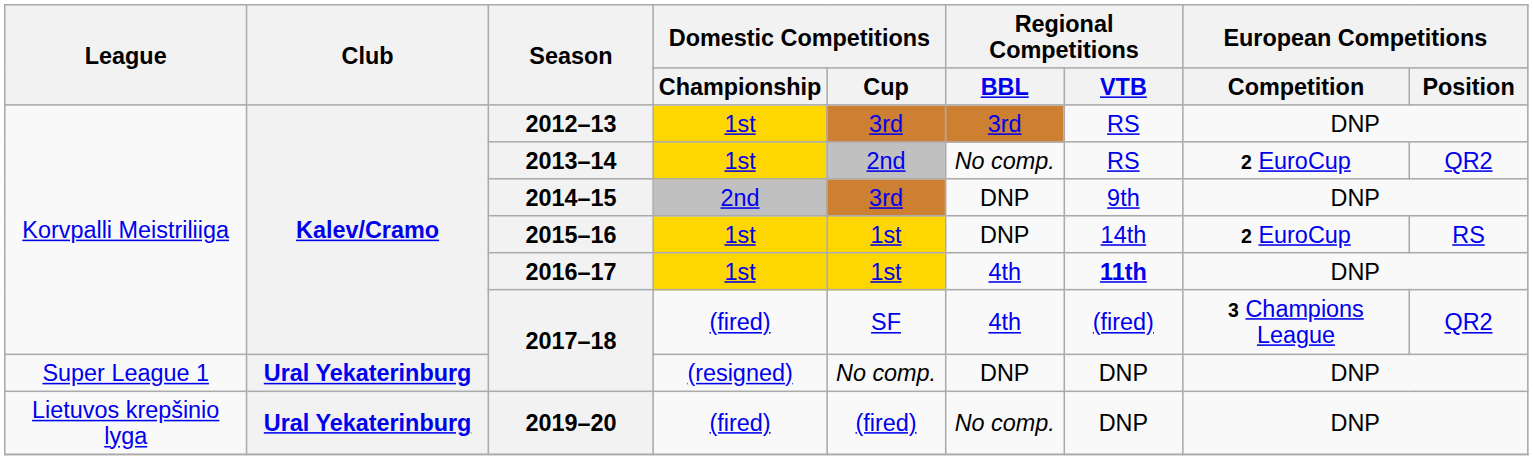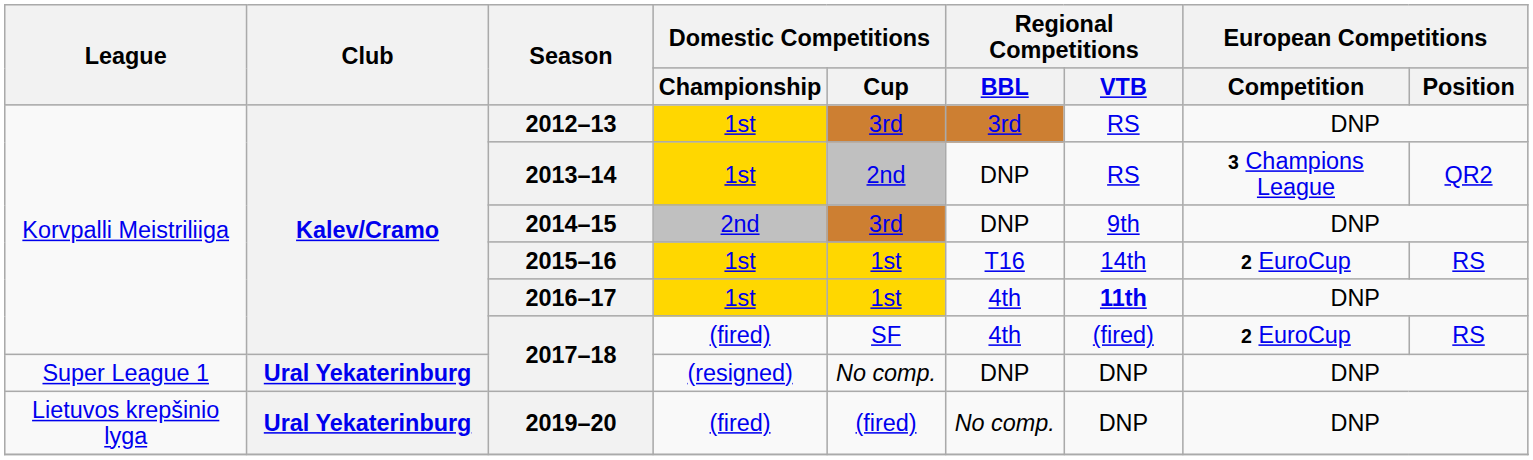(1005, 161) No comp. -> (1005, 174) DNP
(1296, 161) 2 EuroCup -> (1296, 174) 3 Champions League
(1005, 235) DNP -> (1005, 261) T16
(1296, 322) 3 Champions League -> (1296, 335) 2 EuroCup
(1469, 322) QR2 -> (1469, 335) RS
